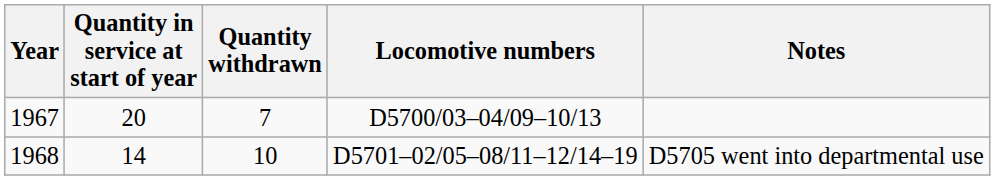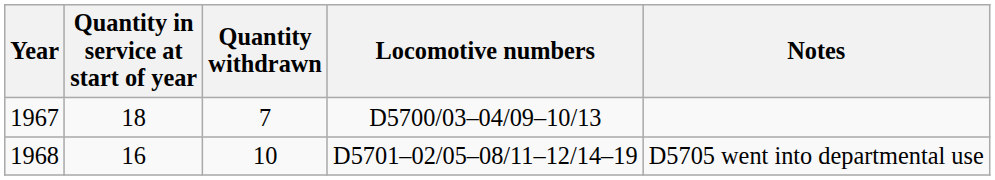(134, 117) 20 -> (134, 117) 18
(134, 155) 14 -> (134, 155) 16
